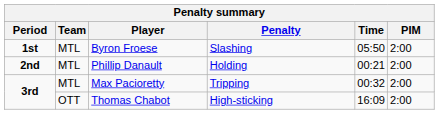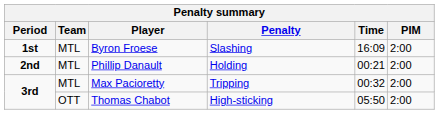(371, 48) 05:50 -> (371, 48) 16:09
(371, 100) 16:09 -> (371, 100) 05:50
